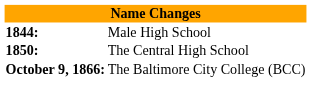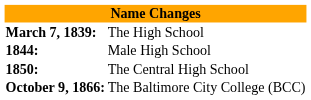+ row: (55, 32)
